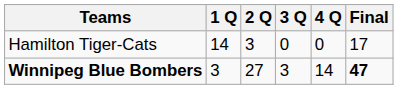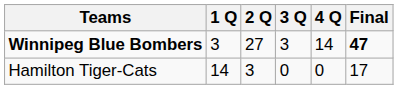rows swapped: (83, 44) <-> (105, 71)
